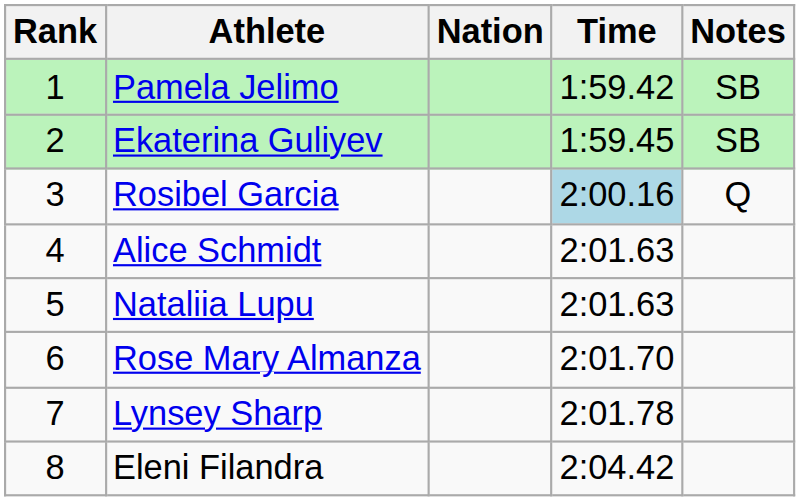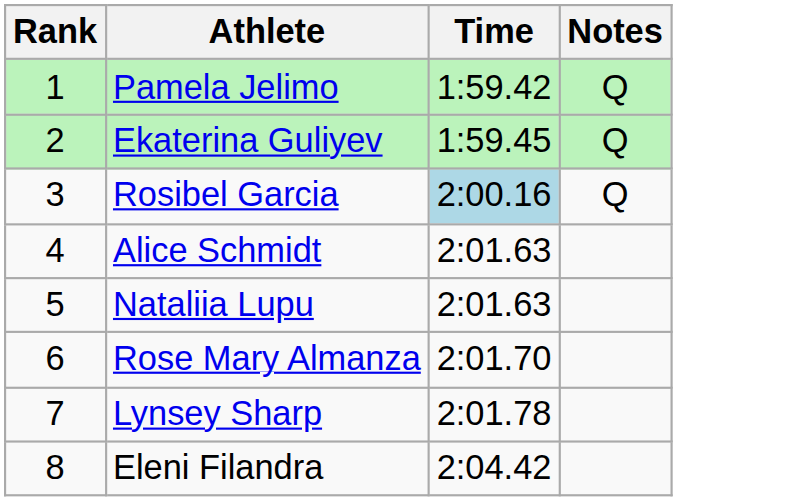- column: (490, 31)
(738, 86) SB -> (615, 86) Q
(738, 140) SB -> (615, 140) Q
